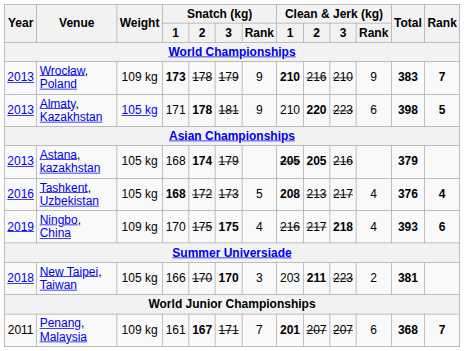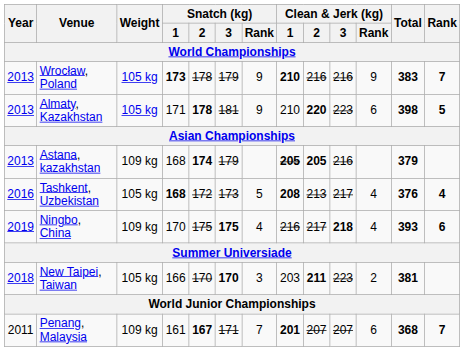(140, 77) 109 kg -> (140, 77) 105 kg
(343, 77) 210 -> (343, 77) 216
(140, 161) 105 kg -> (140, 161) 109 kg
